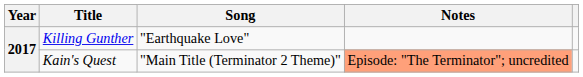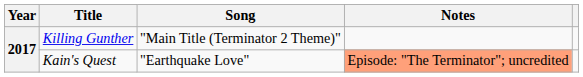(195, 38) "Earthquake Love" -> (240, 38) "Main Title (Terminator 2 Theme)"
(240, 60) "Main Title (Terminator 2 Theme)" -> (195, 60) "Earthquake Love"
